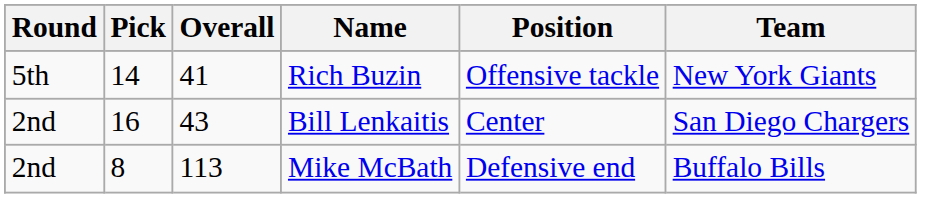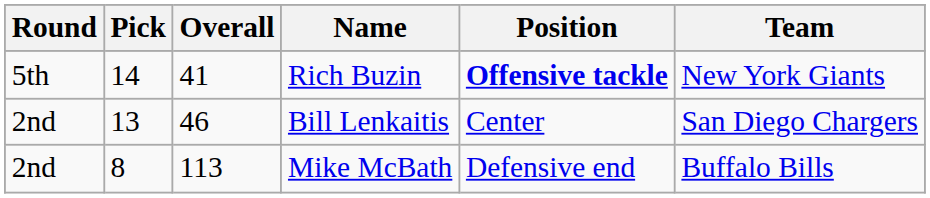(562, 74) normal -> (567, 74) bold
(125, 121) 16 -> (125, 121) 13
(194, 121) 43 -> (194, 121) 46
